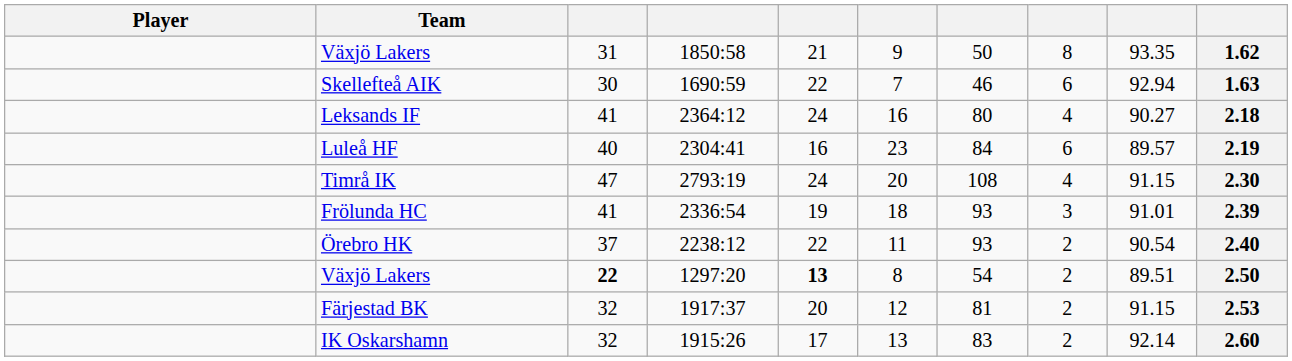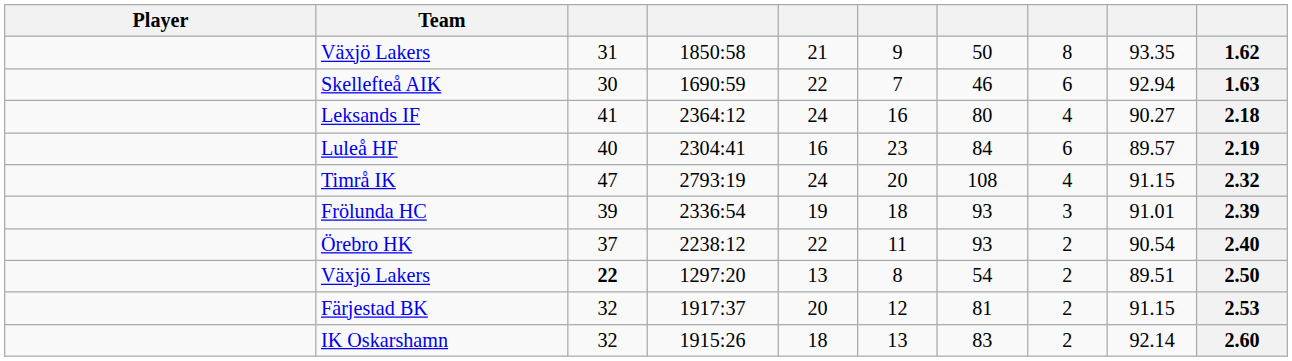(1242, 180) 2.30 -> (1242, 180) 2.32
(607, 212) 41 -> (607, 212) 39
(818, 276) bold -> (818, 276) normal
(818, 340) 17 -> (818, 340) 18
